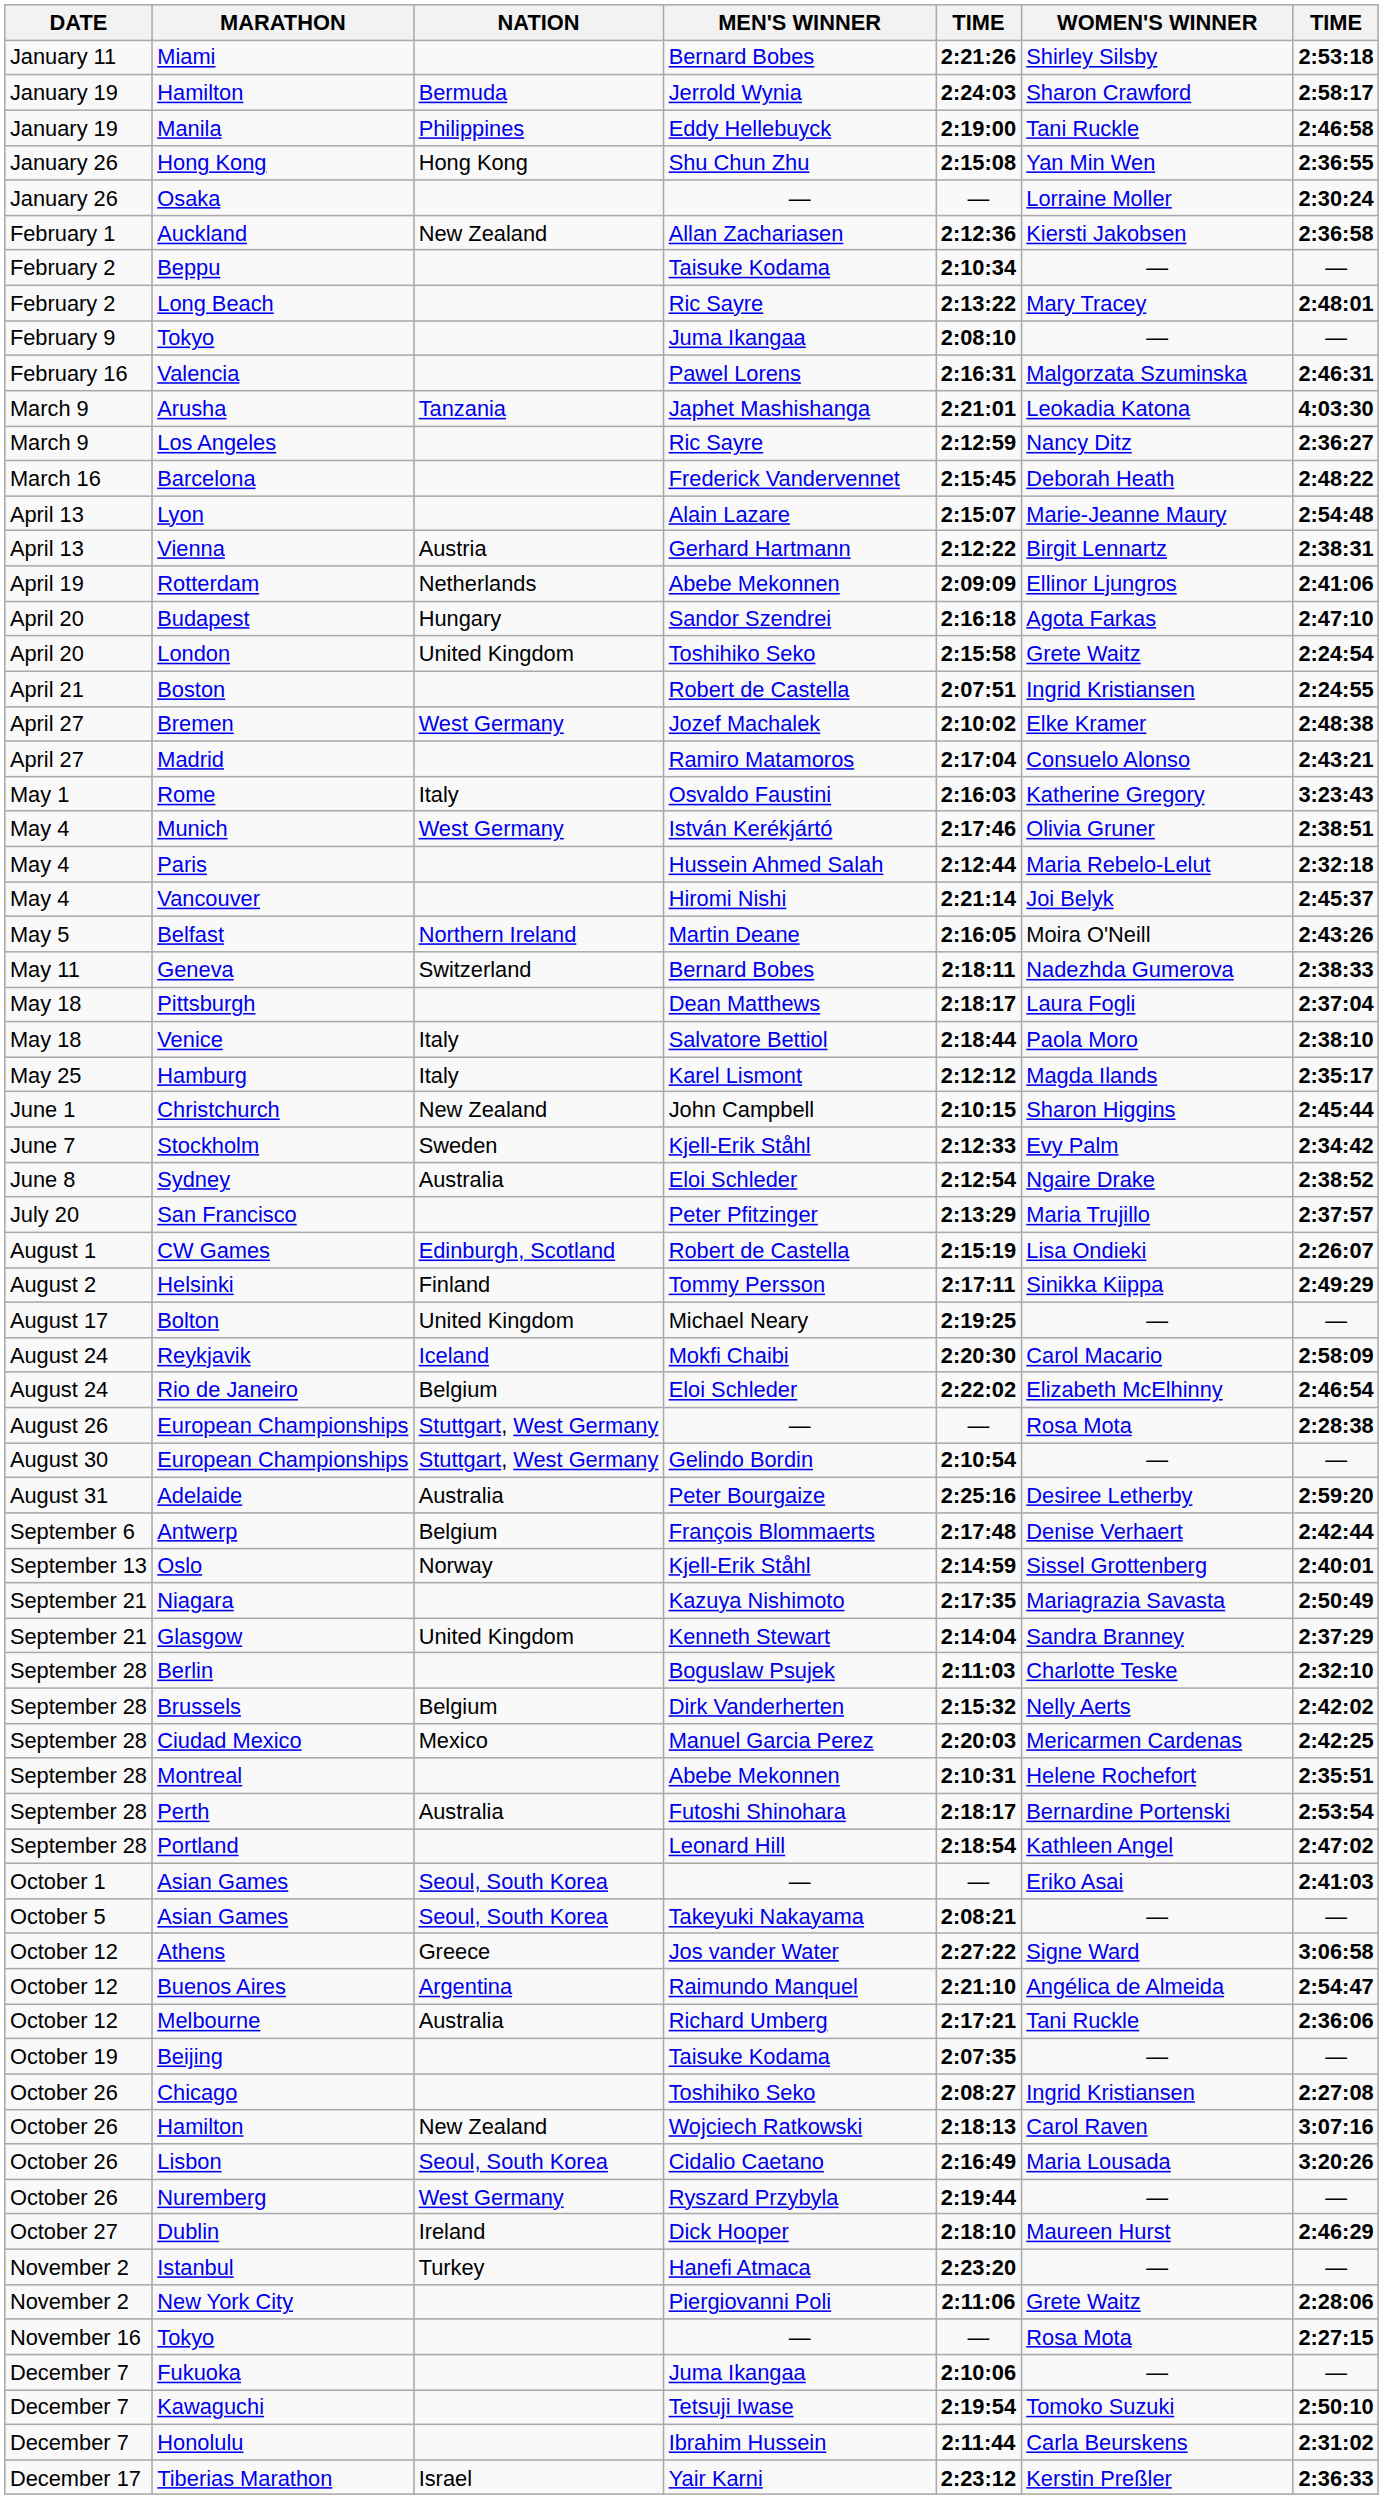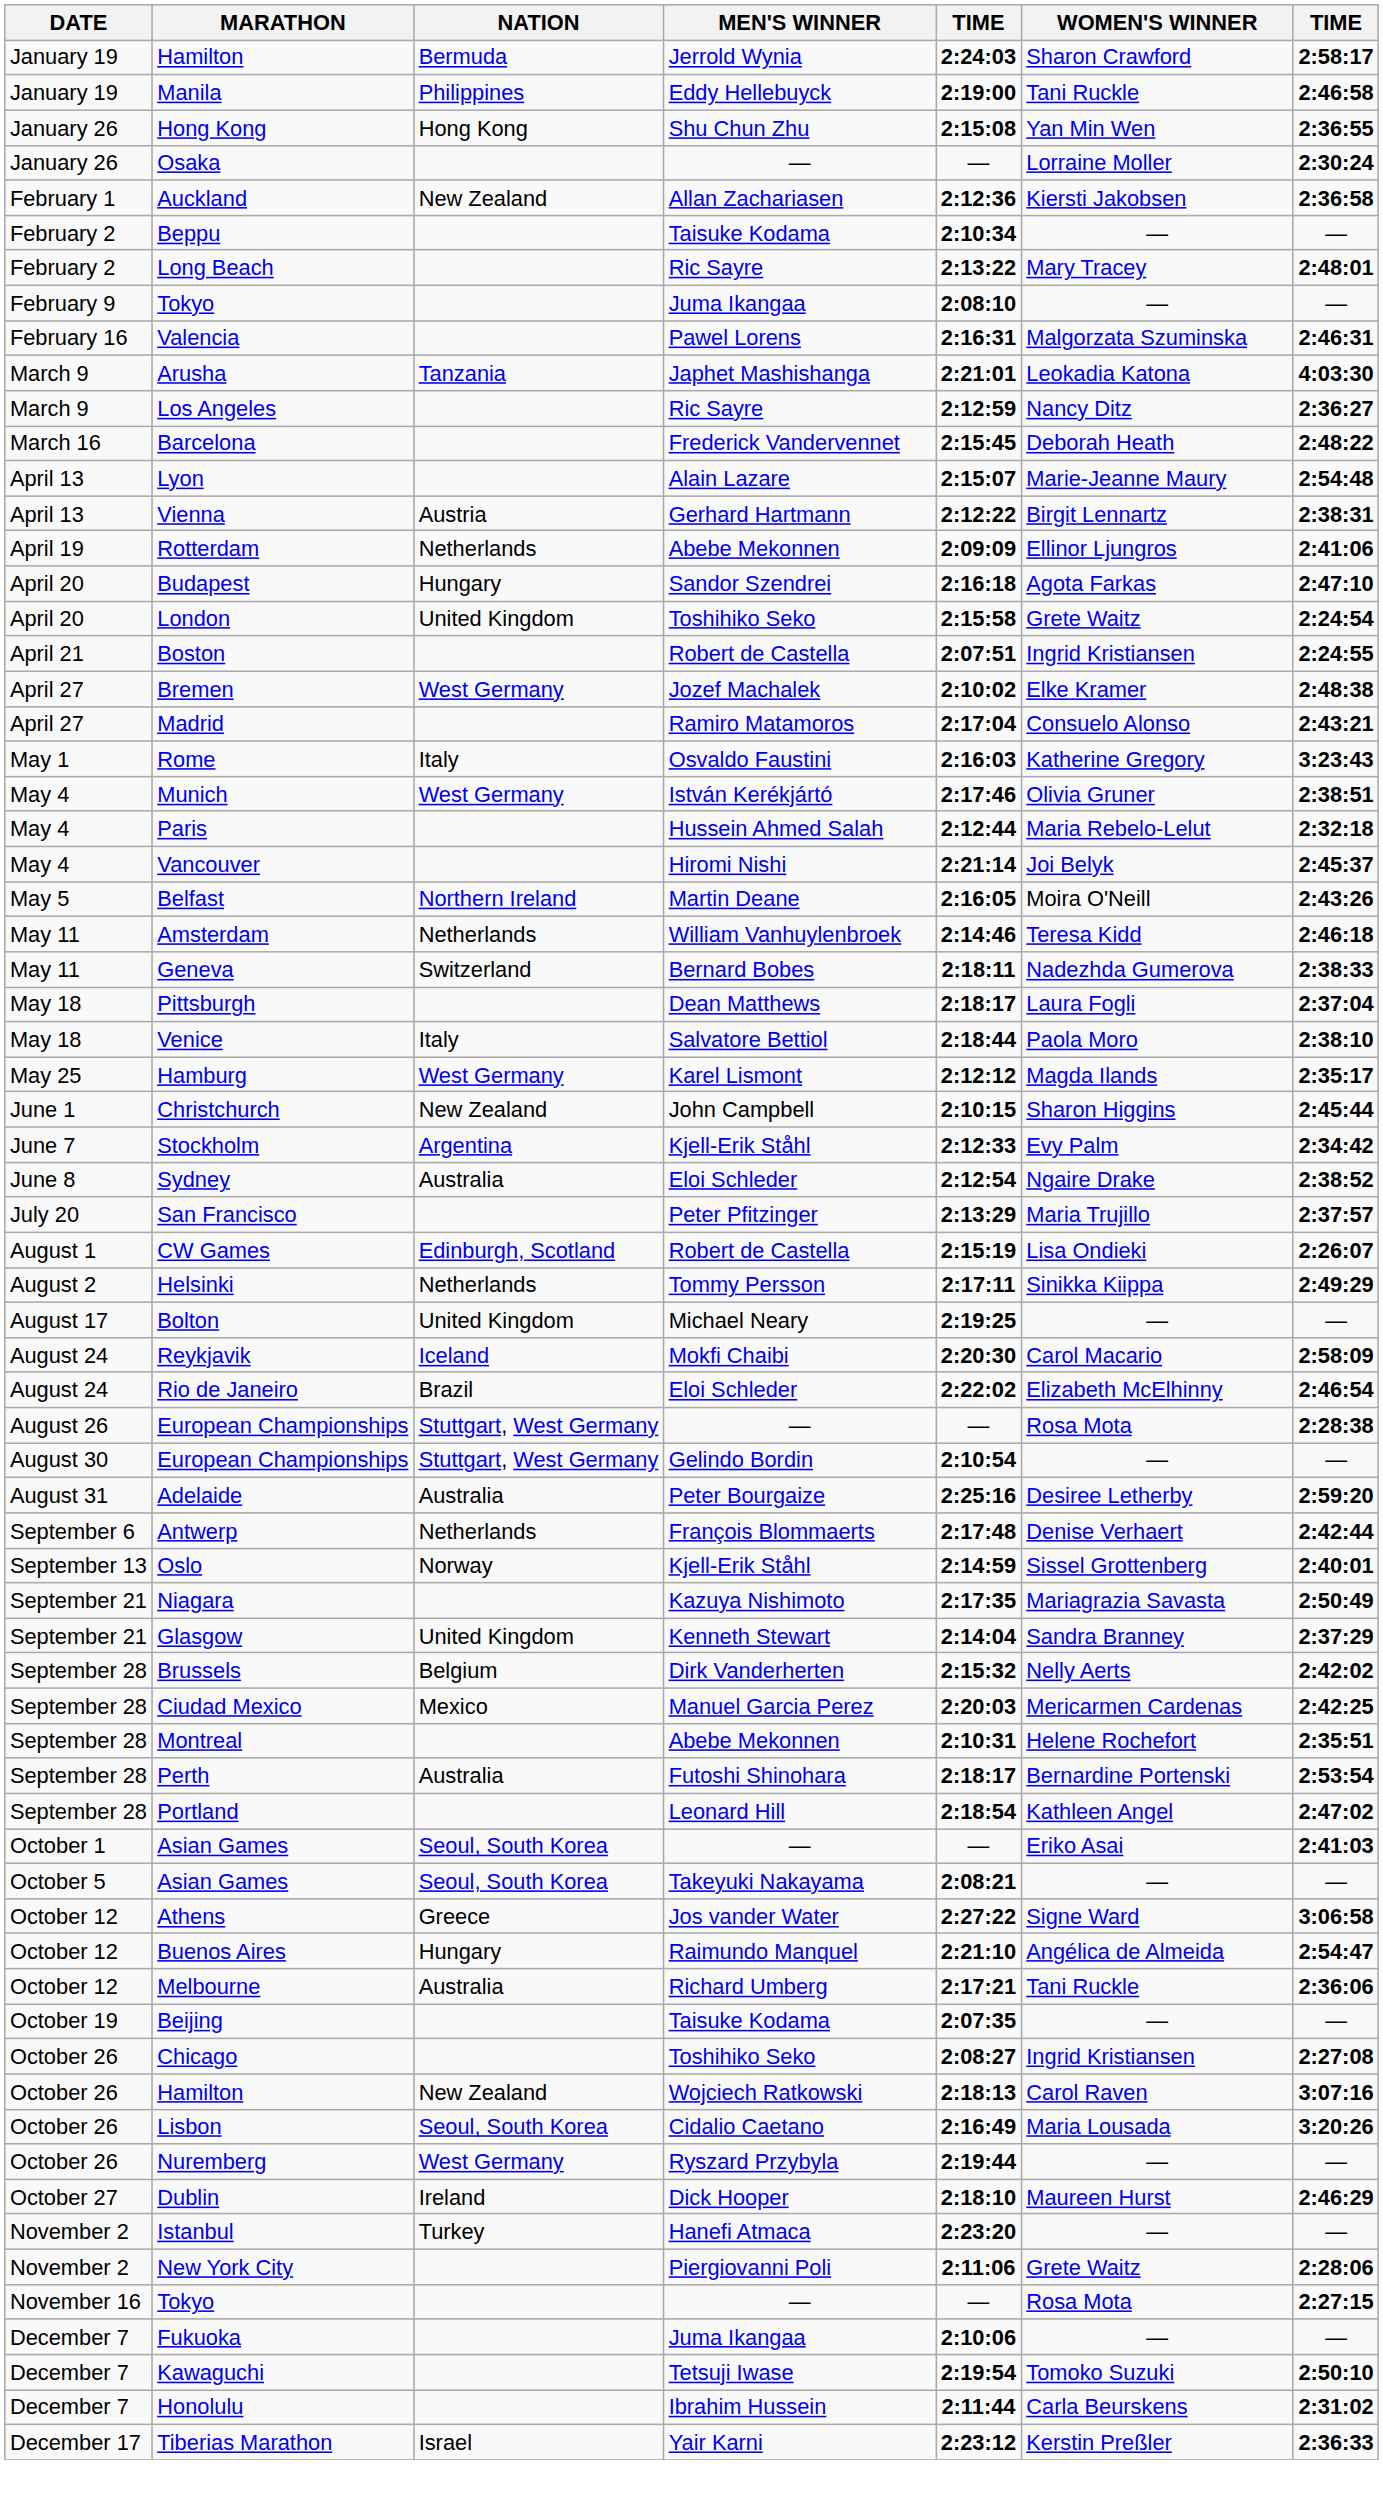- row: (186, 57)
+ row: (213, 934)
(439, 1074) Italy -> (491, 1074) West Germany
(458, 1145) Sweden -> (465, 1145) Argentina
(454, 1285) Finland -> (477, 1285) Netherlands
(458, 1390) Belgium -> (446, 1390) Brazil
(458, 1530) Belgium -> (477, 1530) Netherlands
- row: (185, 1671)
(465, 1986) Argentina -> (460, 1951) Hungary
